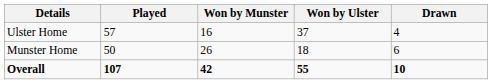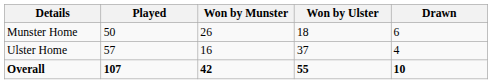rows swapped: (42, 50) <-> (37, 32)
